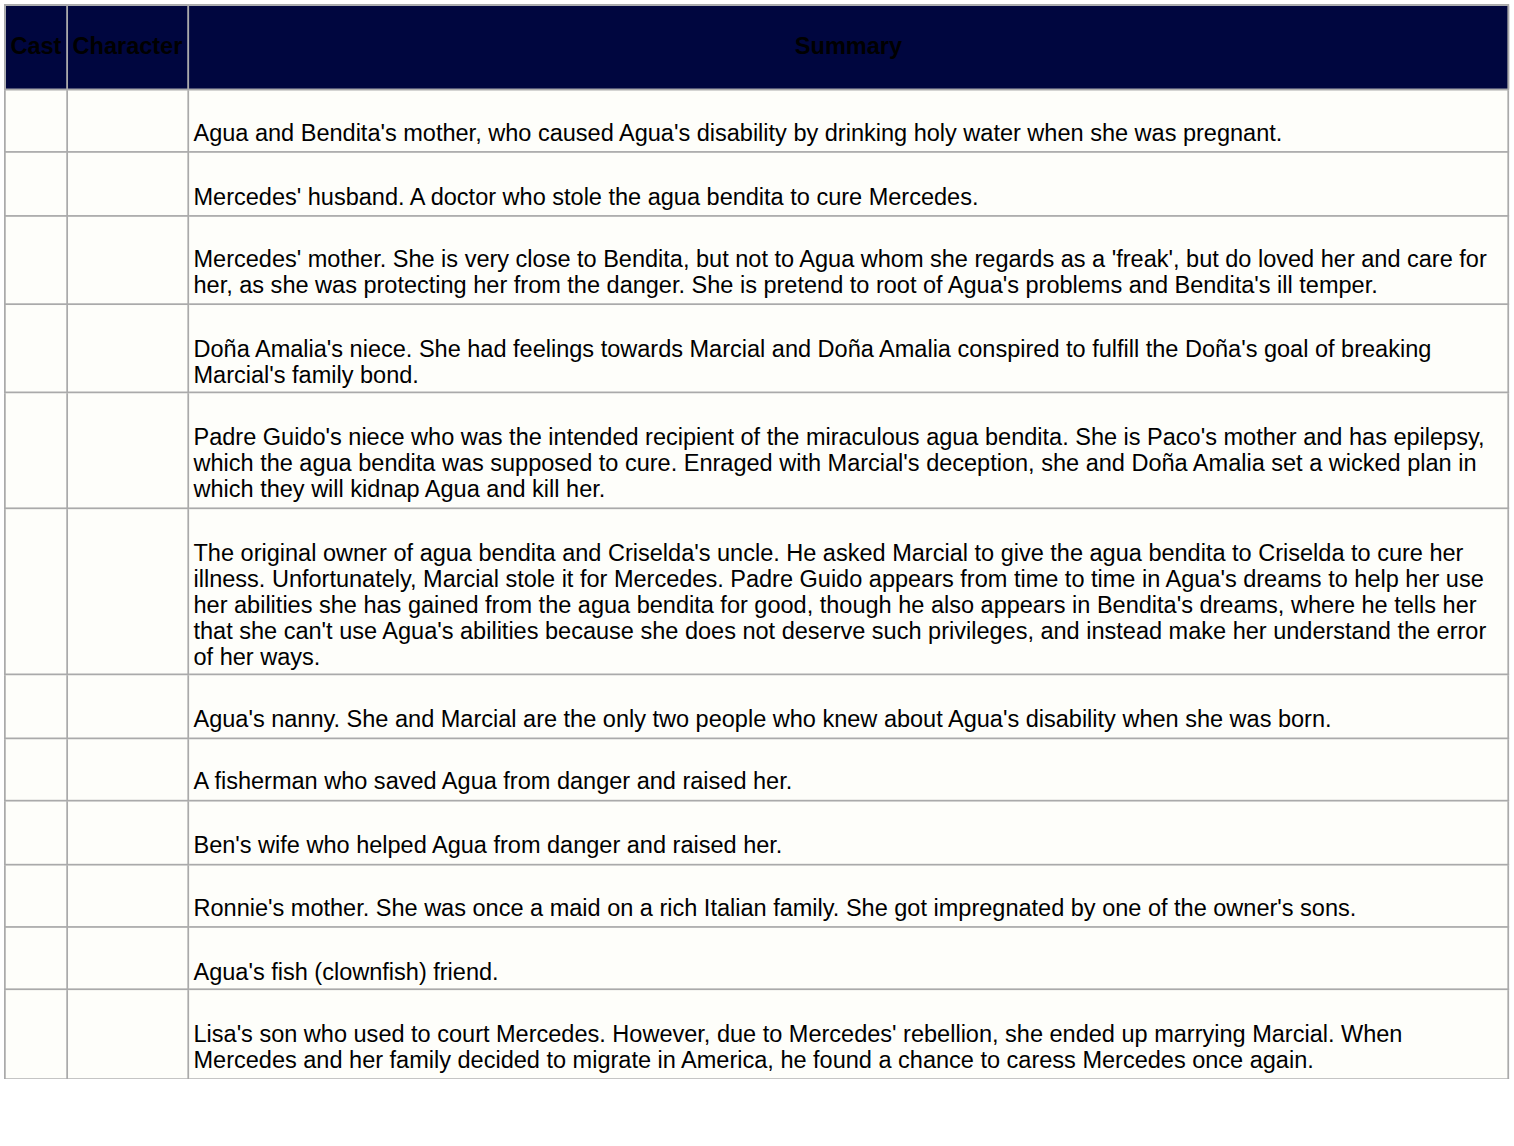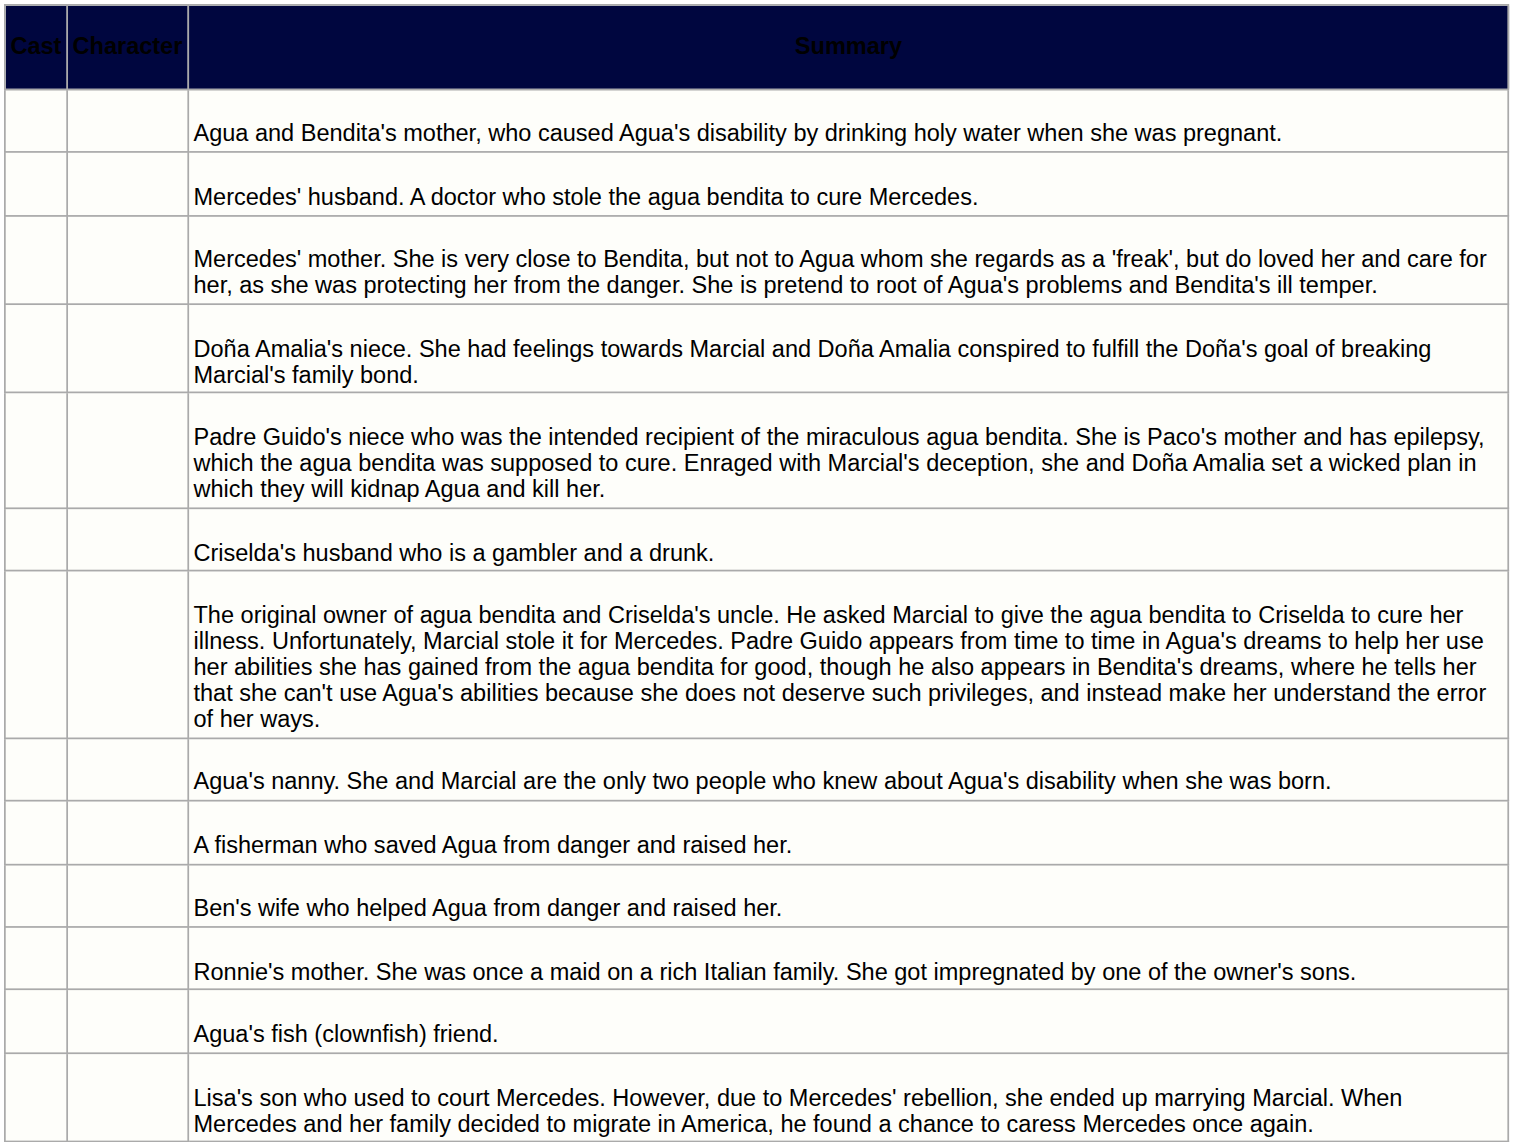+ row: (454, 552)
